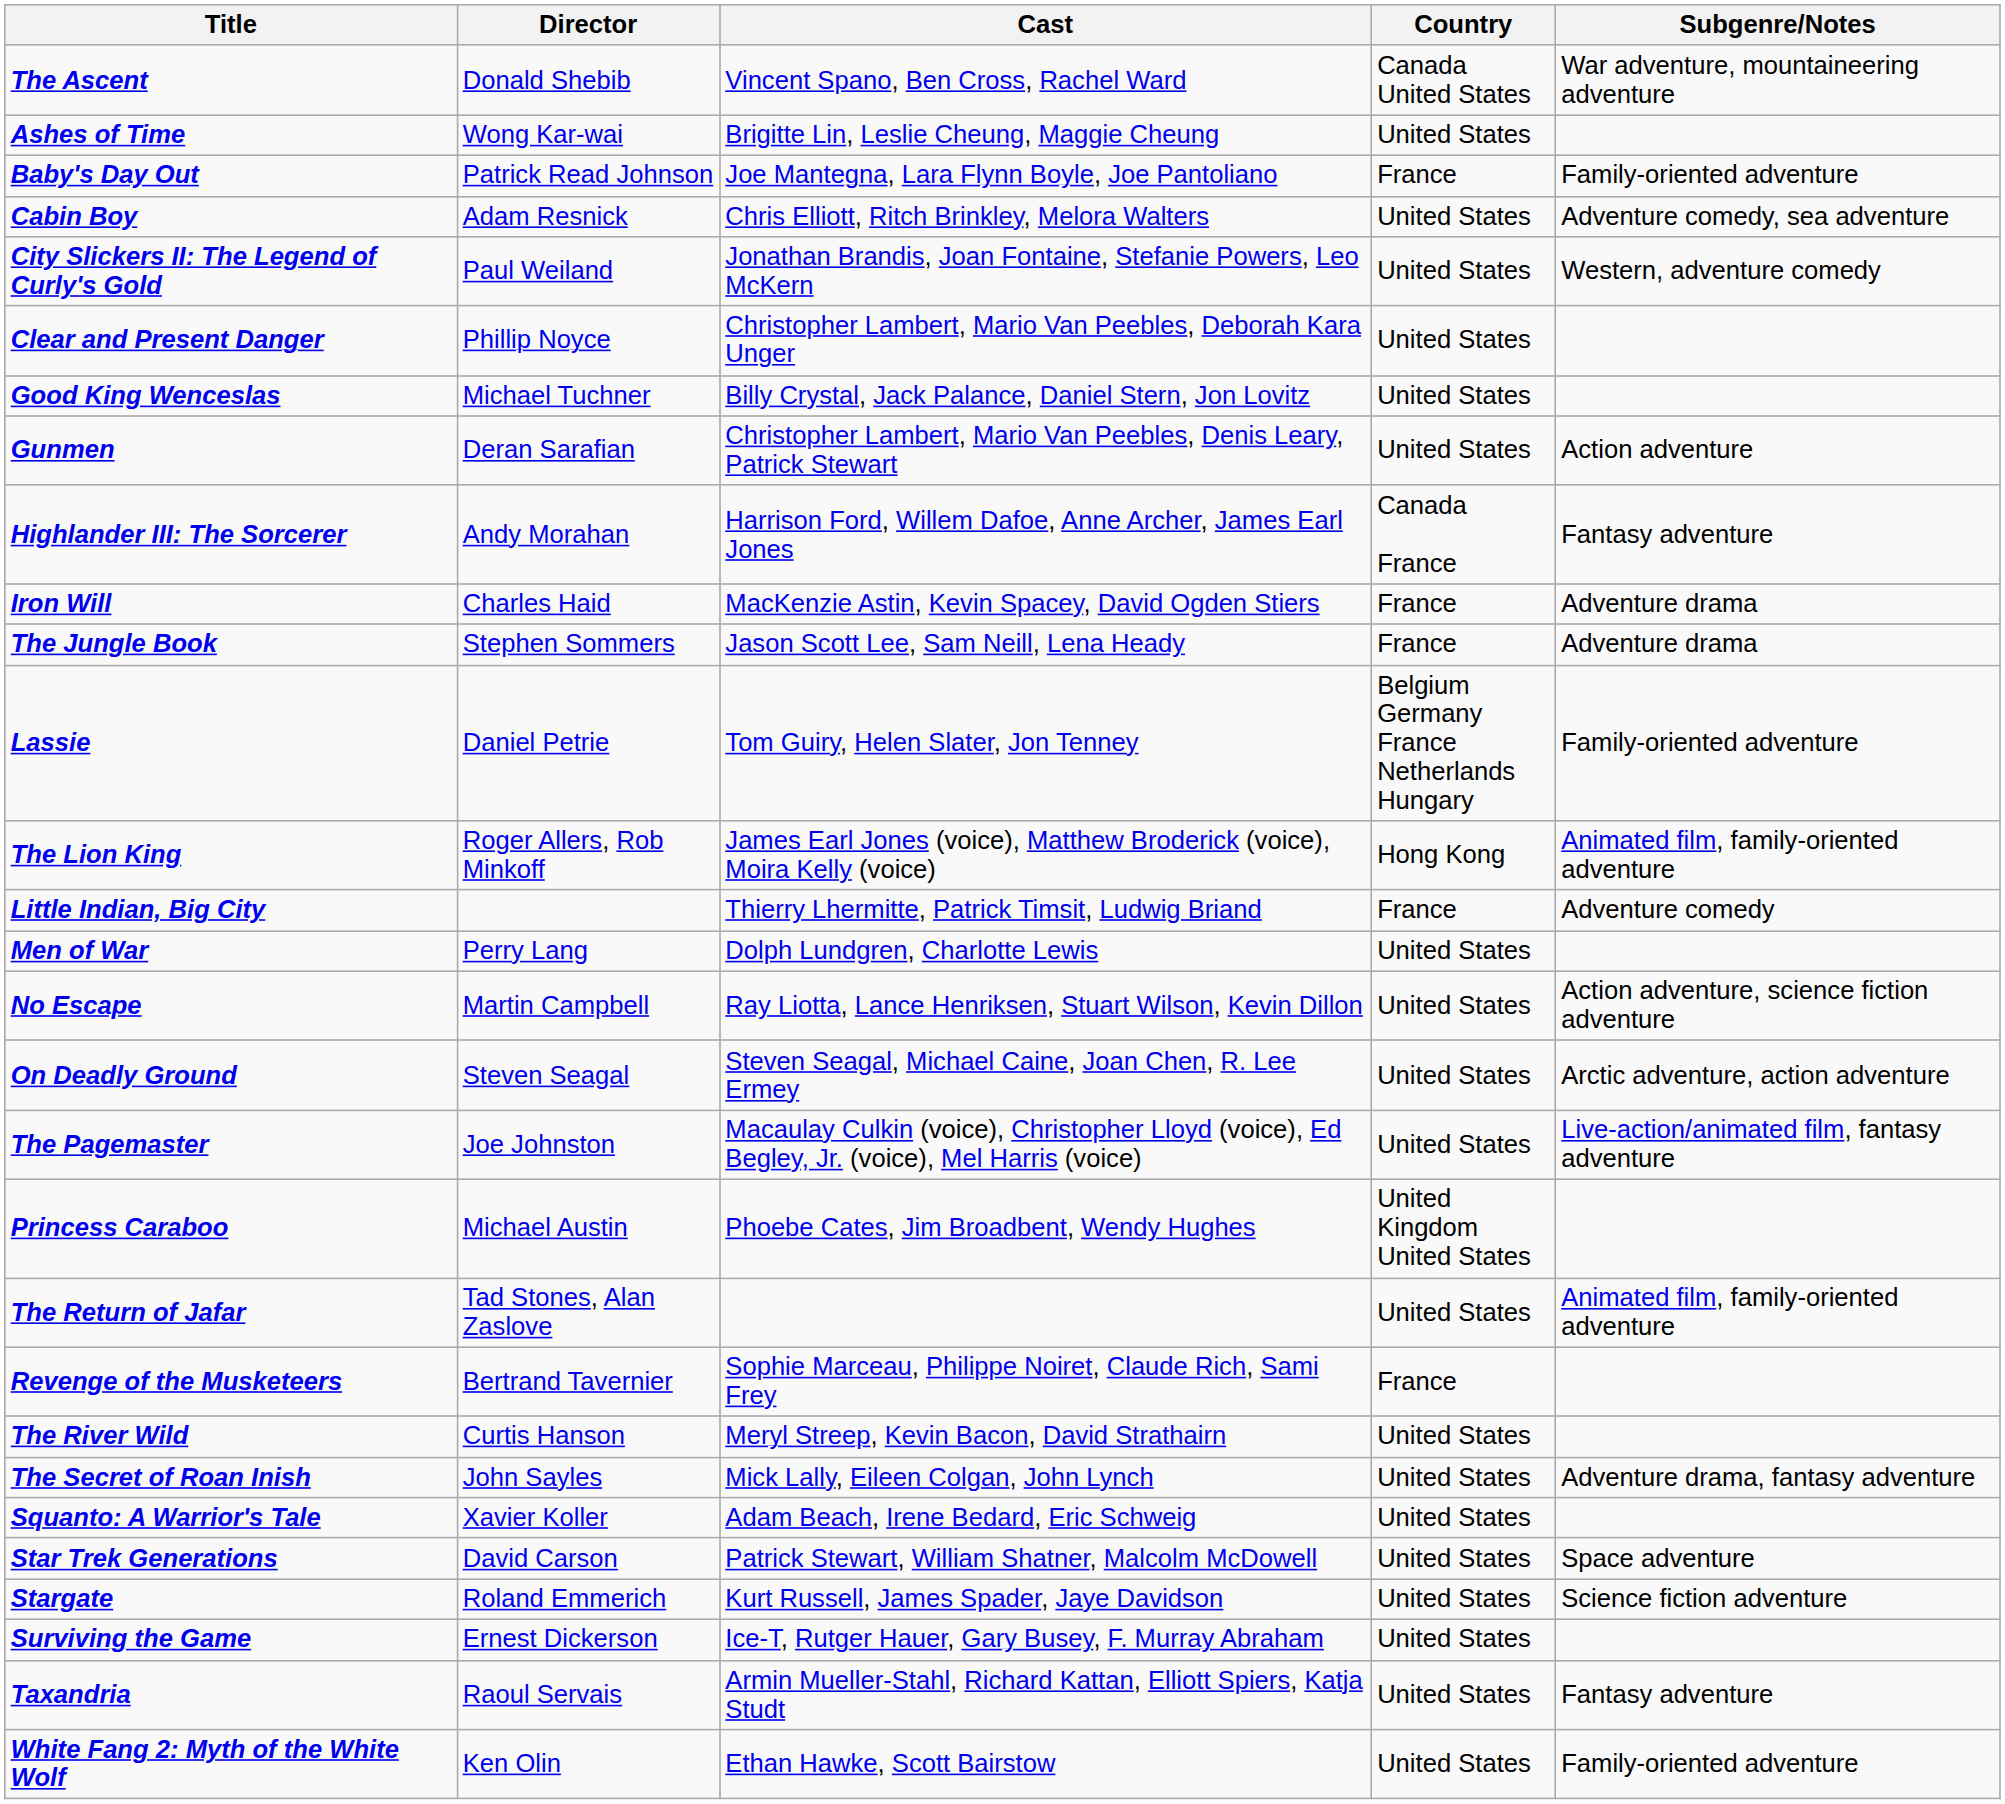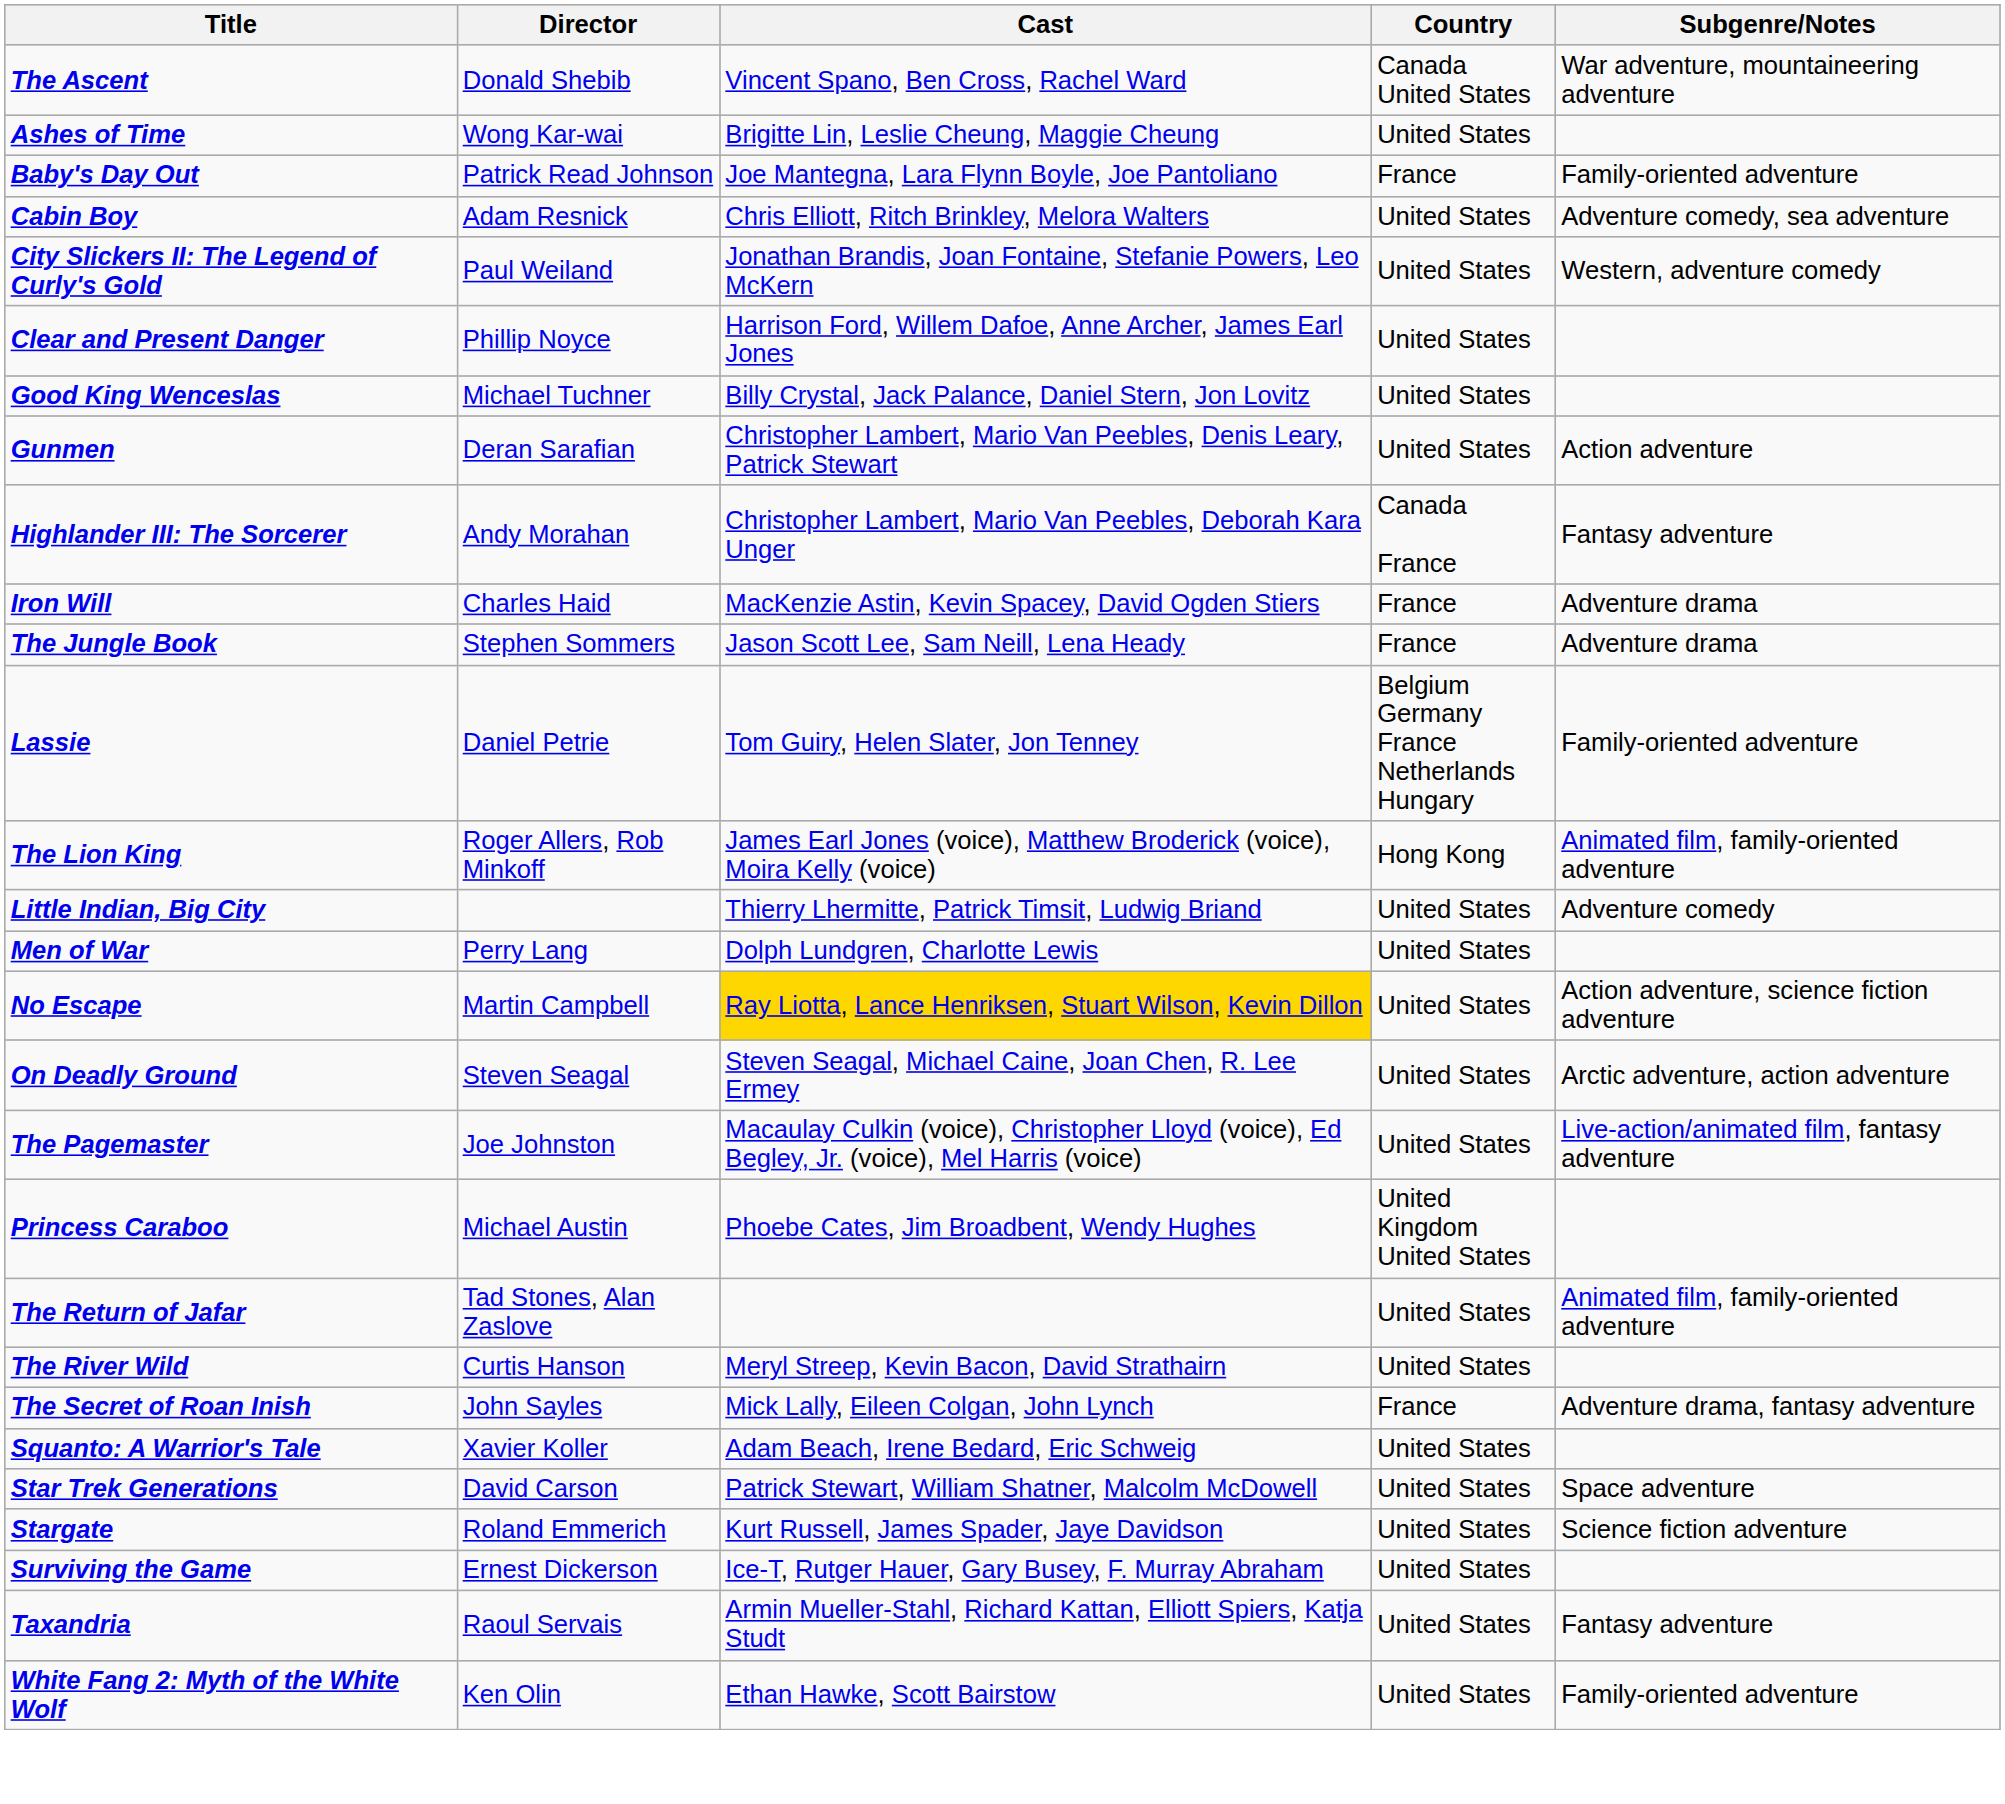(1043, 340) Christopher Lambert, Mario Van Peebles, Deborah Kara Unger -> (1034, 340) Harrison Ford, Willem Dafoe, Anne Archer, James Earl Jones
(1034, 534) Harrison Ford, Willem Dafoe, Anne Archer, James Earl Jones -> (1043, 534) Christopher Lambert, Mario Van Peebles, Deborah Kara Unger
(1417, 910) France -> (1454, 910) United States
(1044, 1005) no background -> (1044, 1005) gold background
- row: (176, 1381)
(1454, 1476) United States -> (1417, 1407) France
